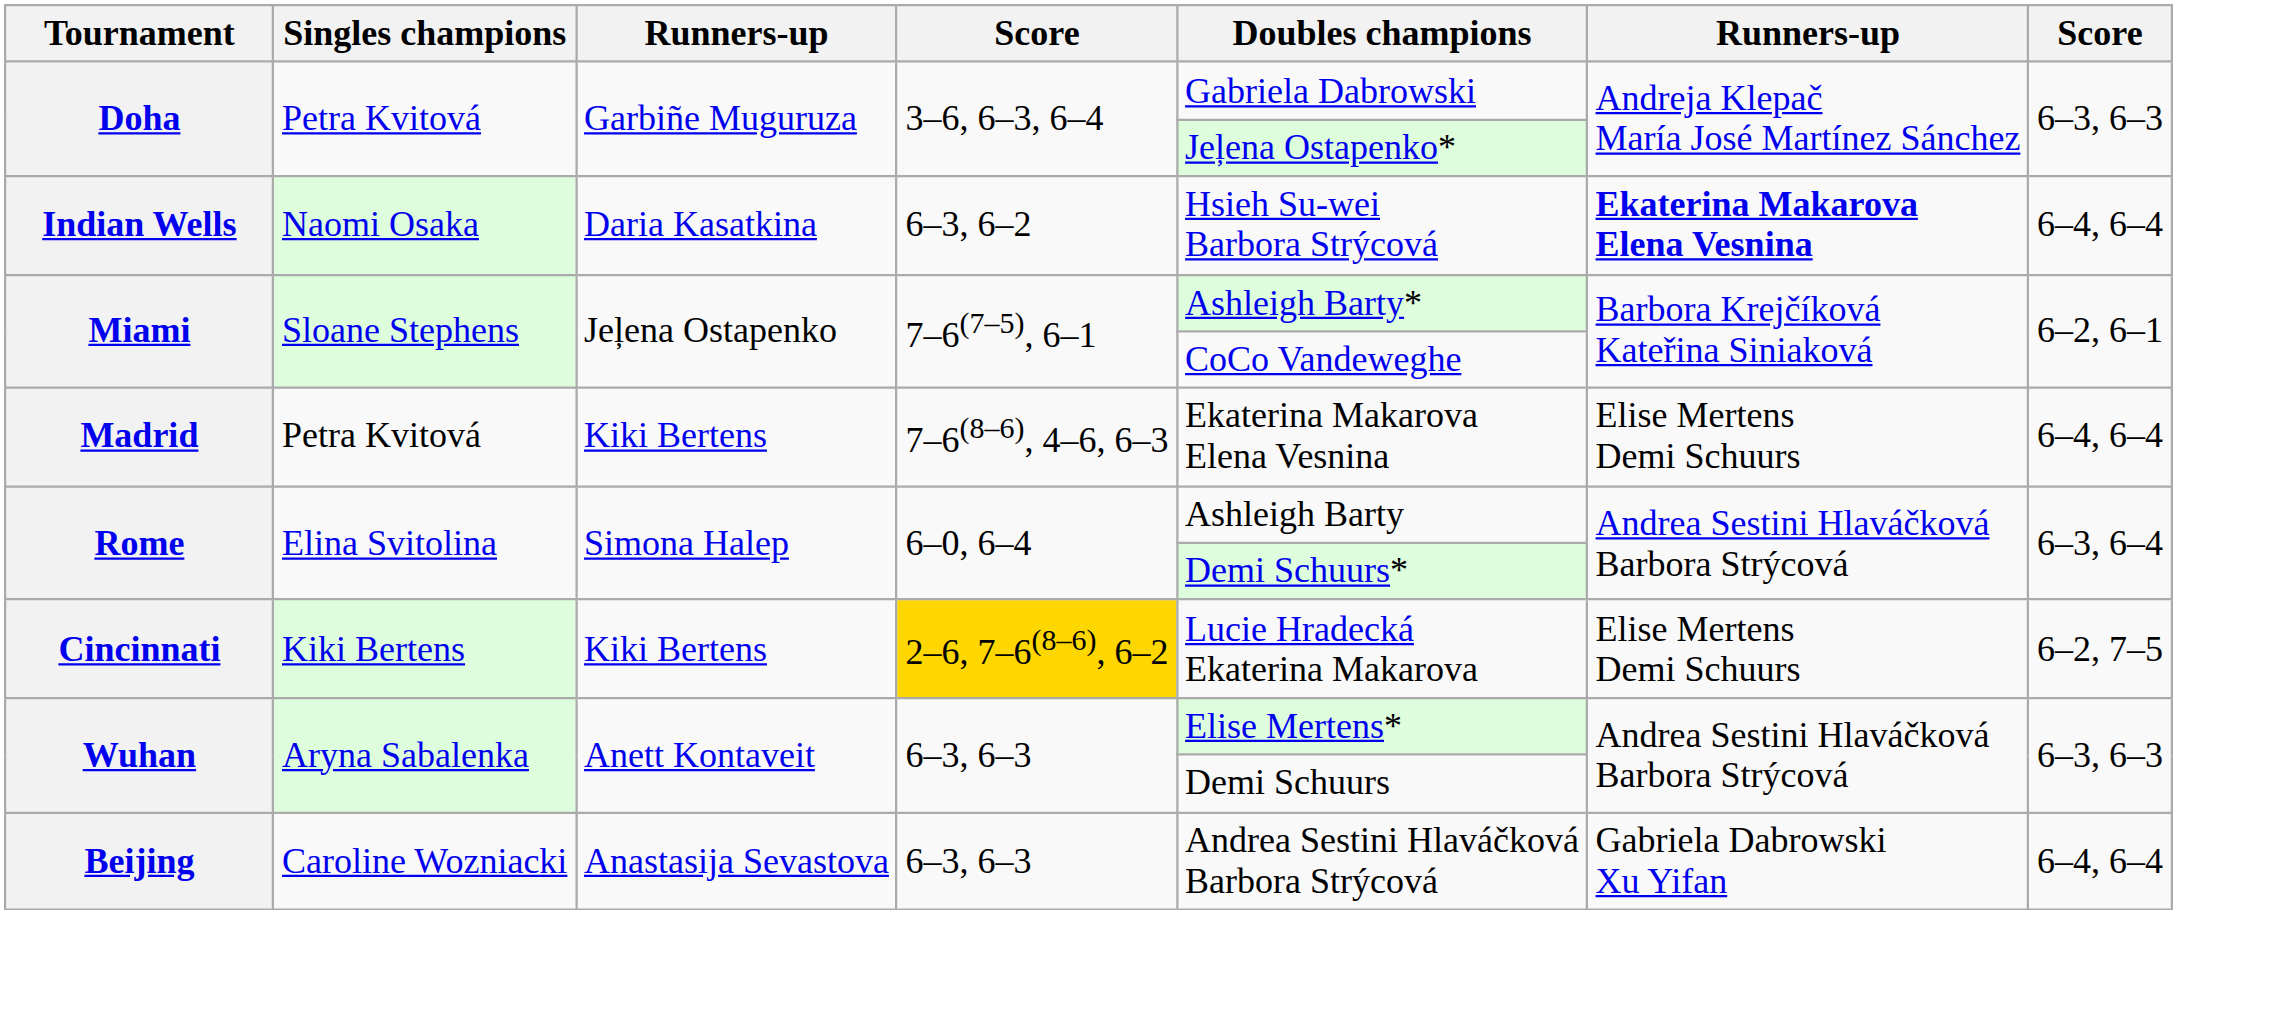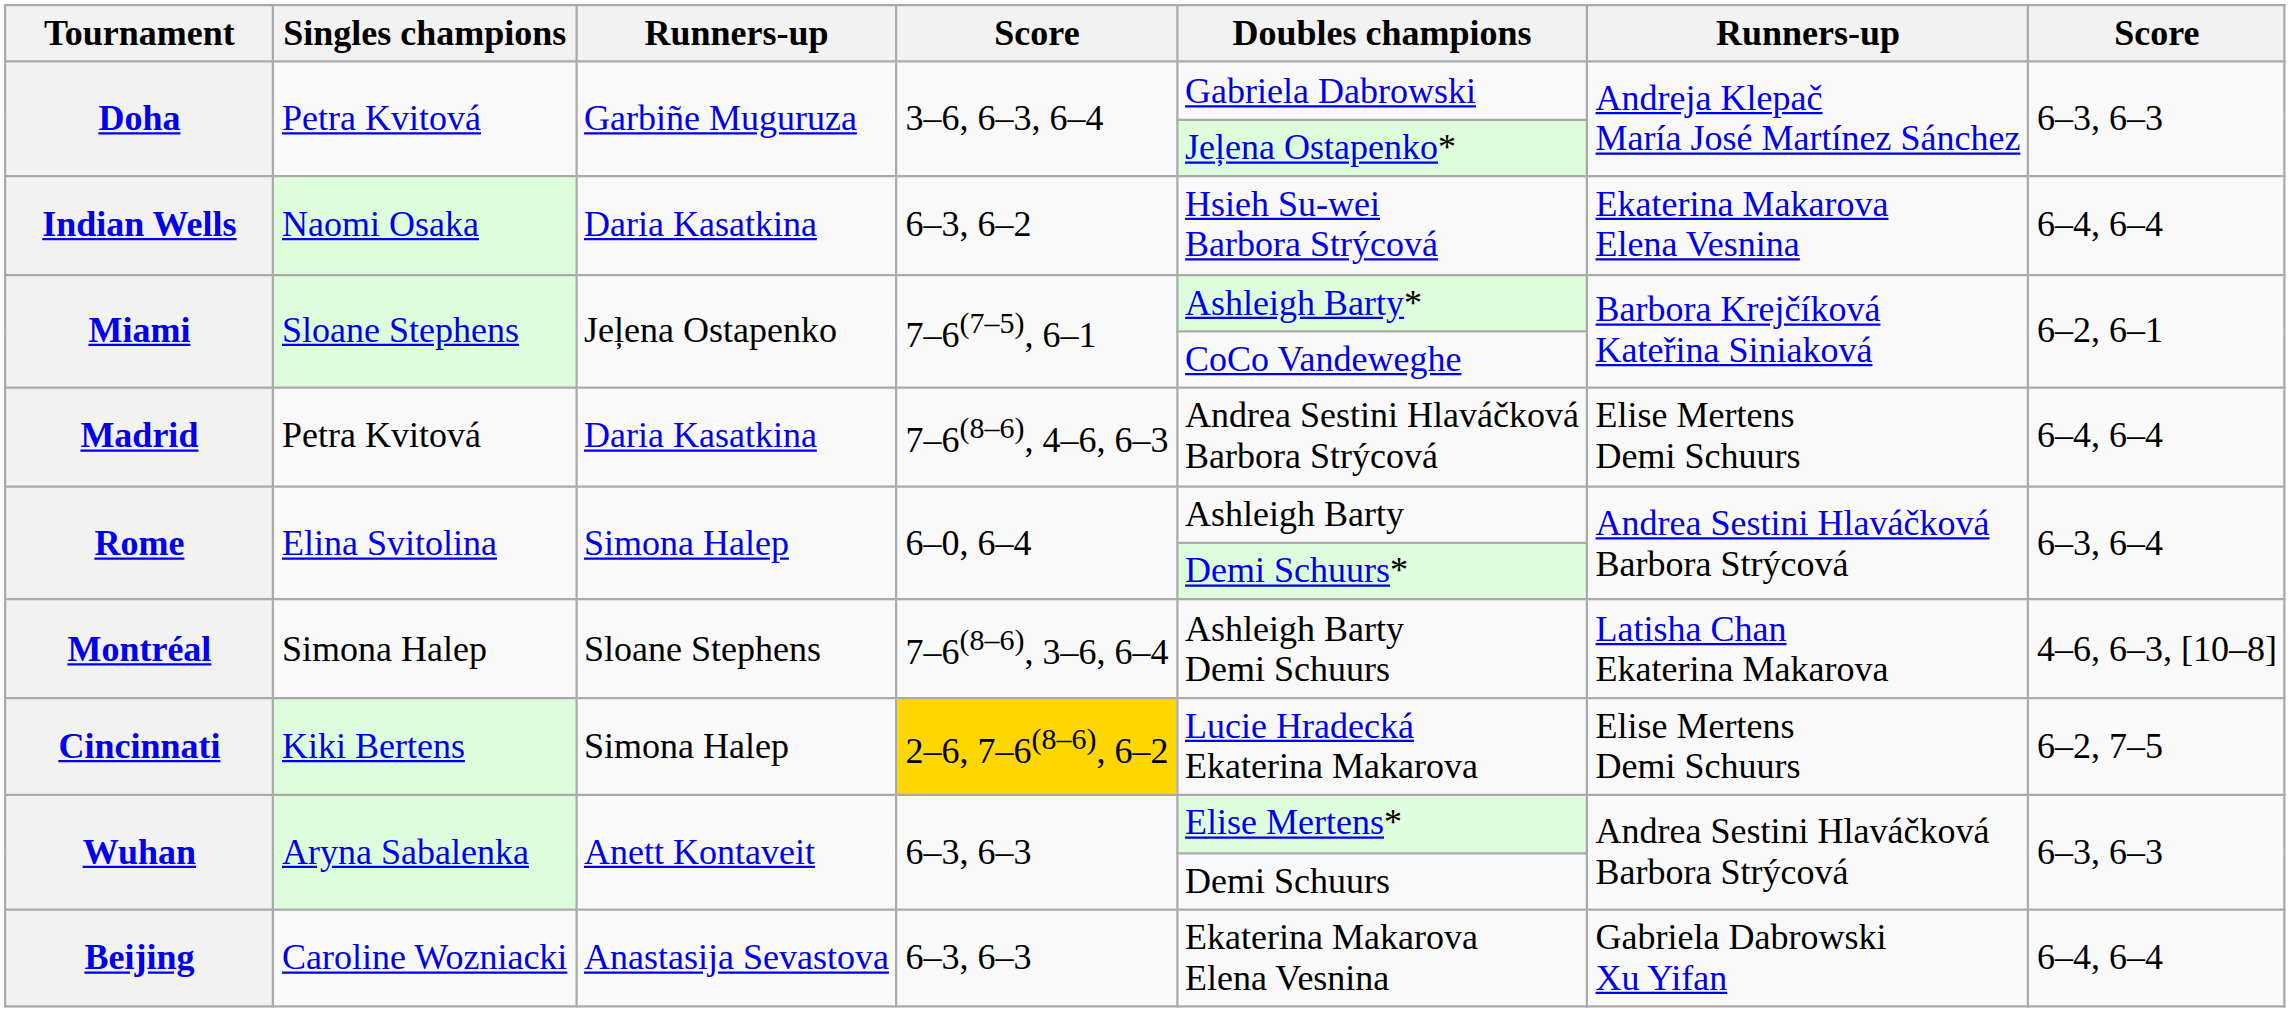(1757, 224) bold -> (1742, 224) normal
(675, 436) Kiki Bertens -> (700, 436) Daria Kasatkina
(1332, 436) Ekaterina Makarova Elena Vesnina -> (1382, 436) Andrea Sestini Hlaváčková Barbora Strýcová
+ row: (139, 648)
(675, 648) Kiki Bertens -> (686, 745) Simona Halep
(1382, 859) Andrea Sestini Hlaváčková Barbora Strýcová -> (1332, 957) Ekaterina Makarova Elena Vesnina
